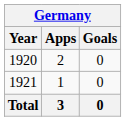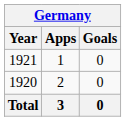rows swapped: (23, 60) <-> (23, 82)
